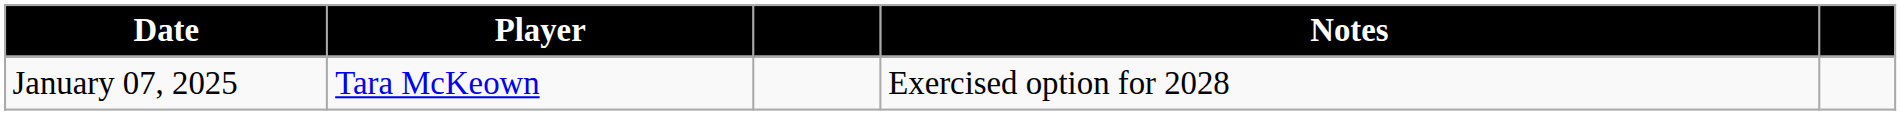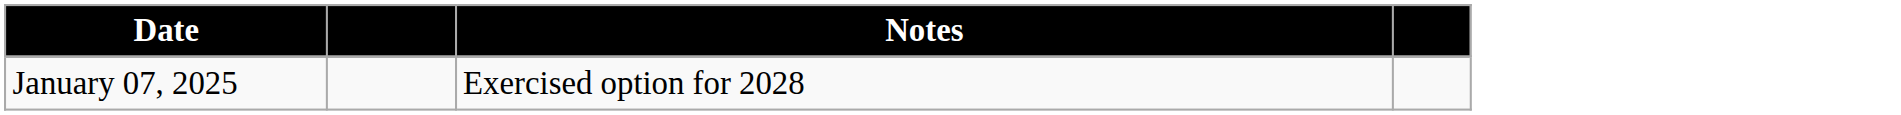- column: (540, 30)
